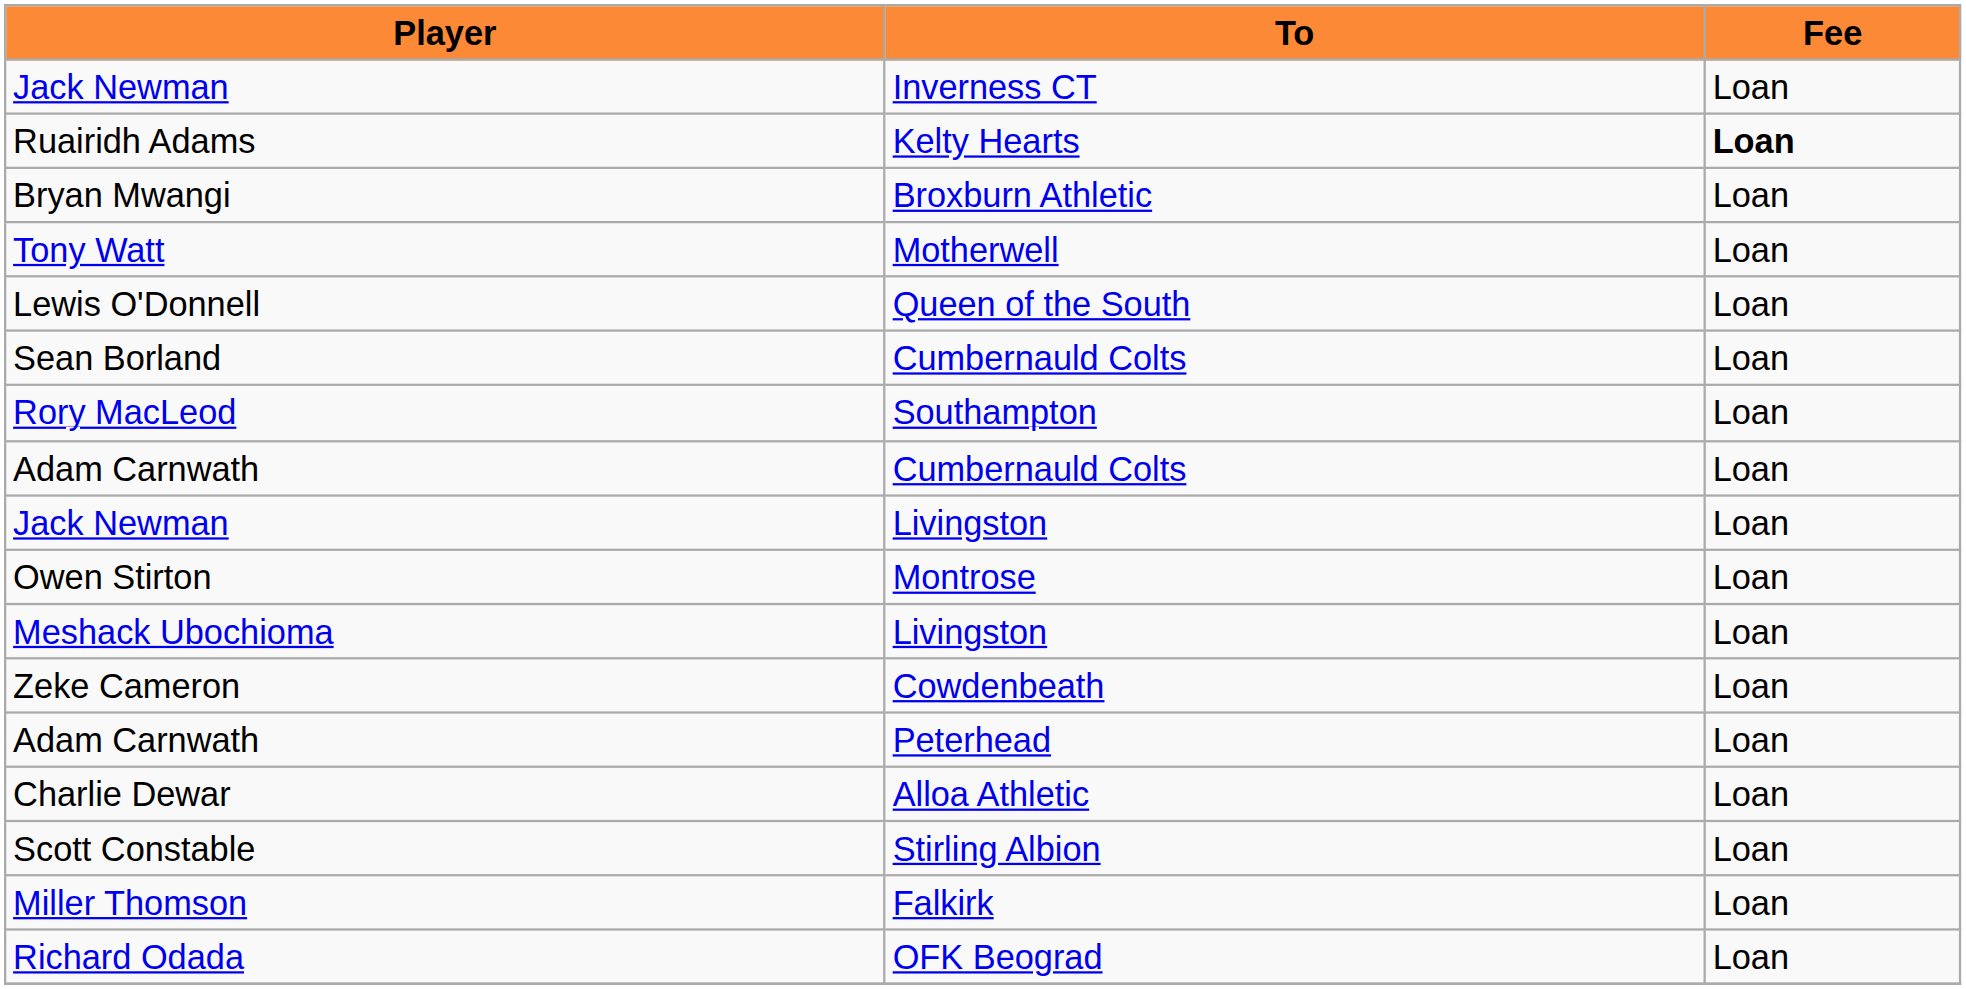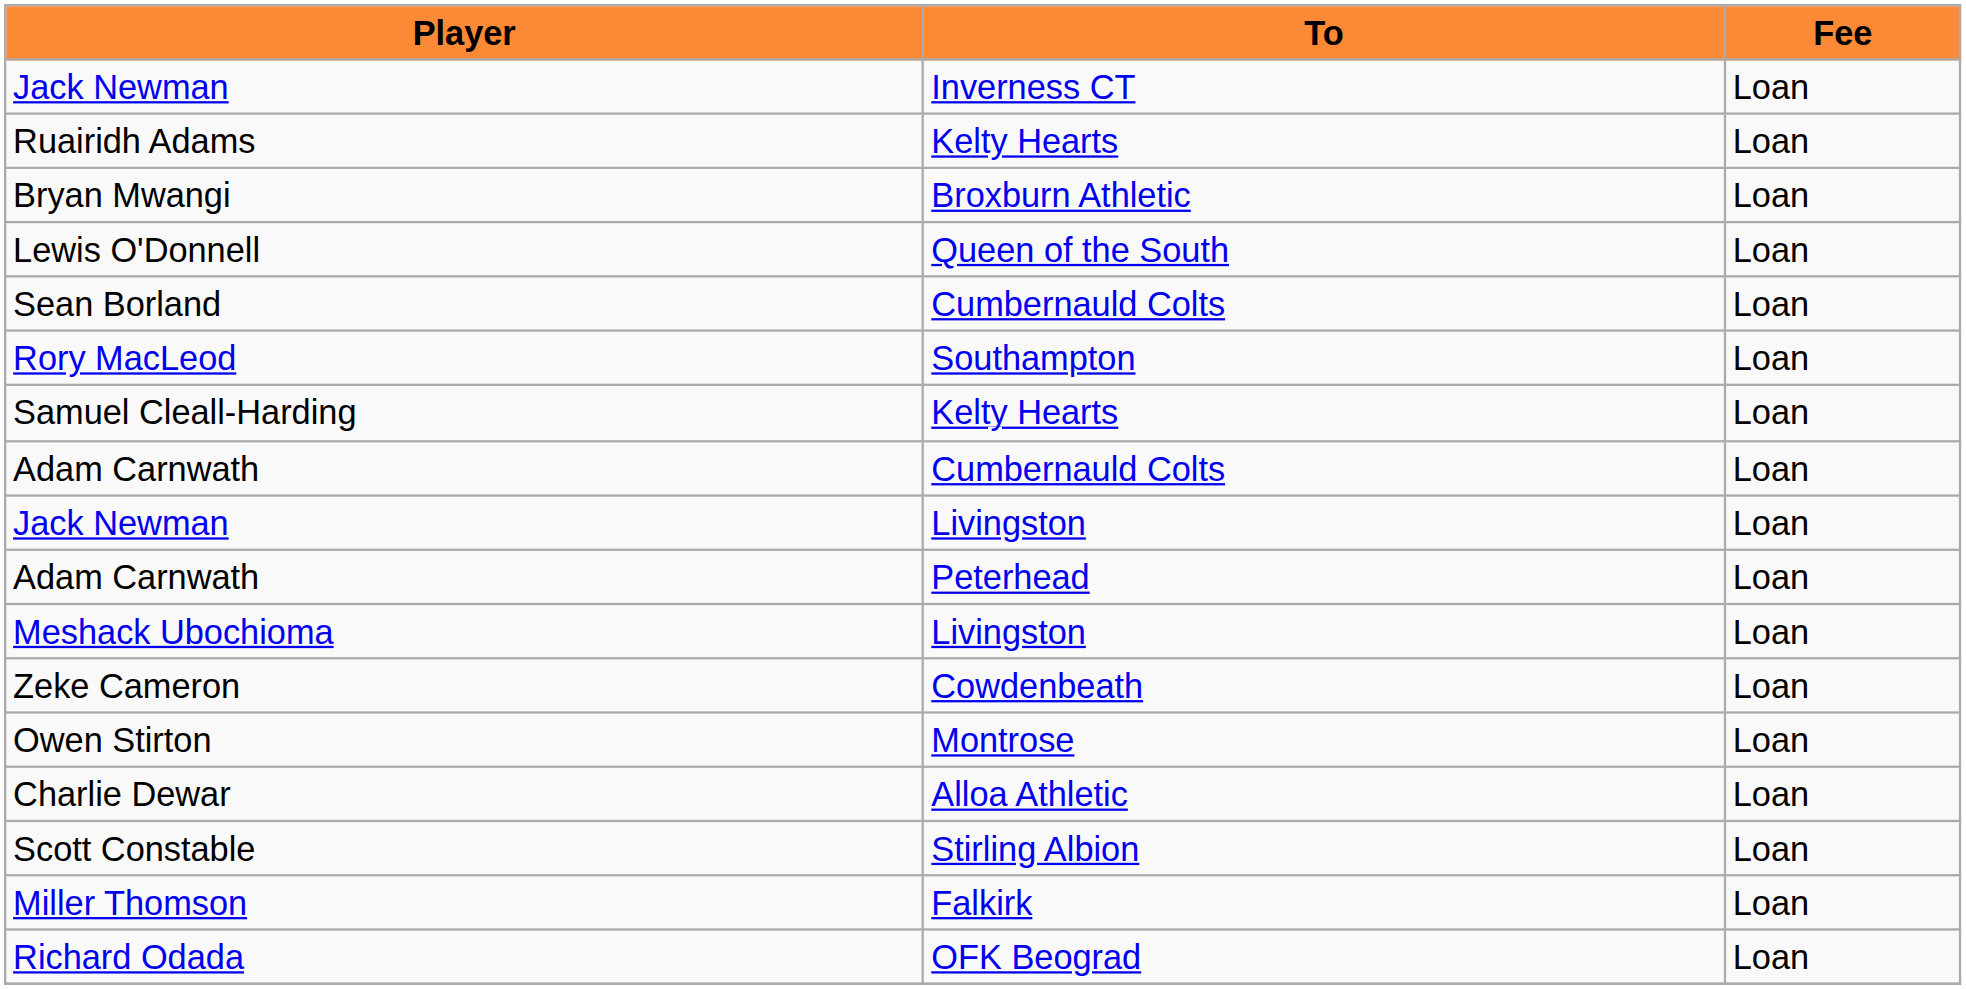(1754, 141) bold -> (1771, 141) normal
- row: (89, 250)
+ row: (185, 413)
rows swapped: (136, 739) <-> (112, 576)
